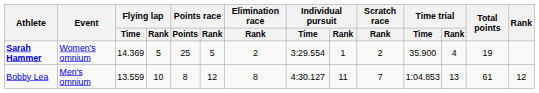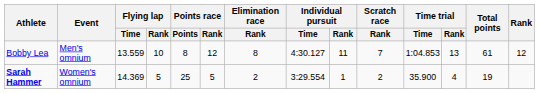rows swapped: (27, 77) <-> (24, 53)
